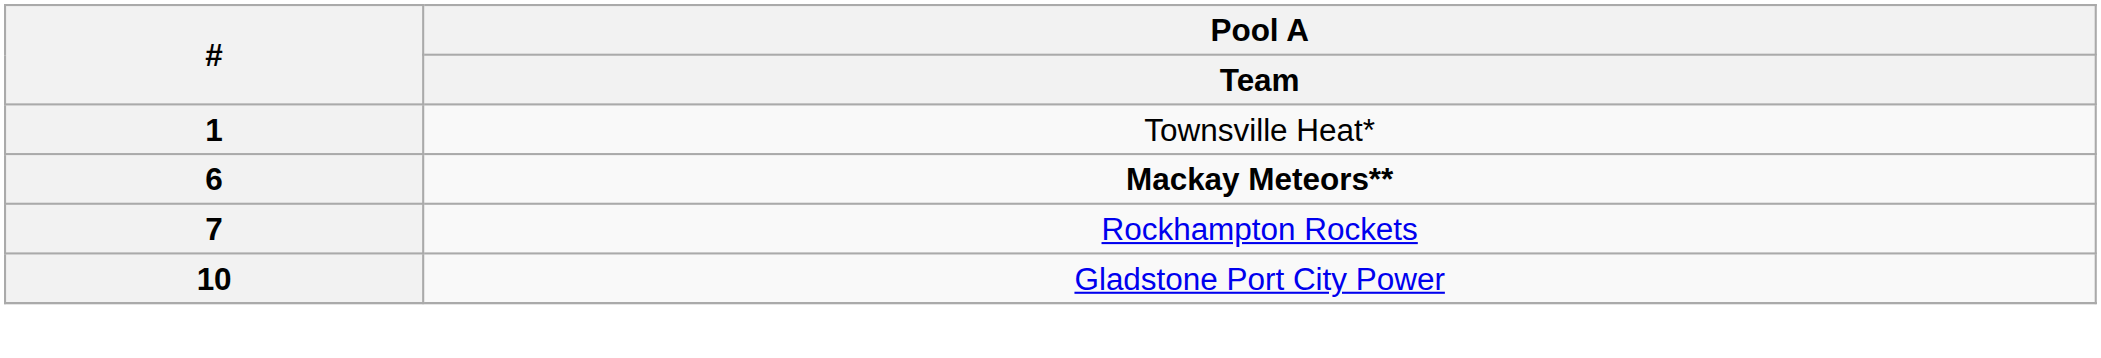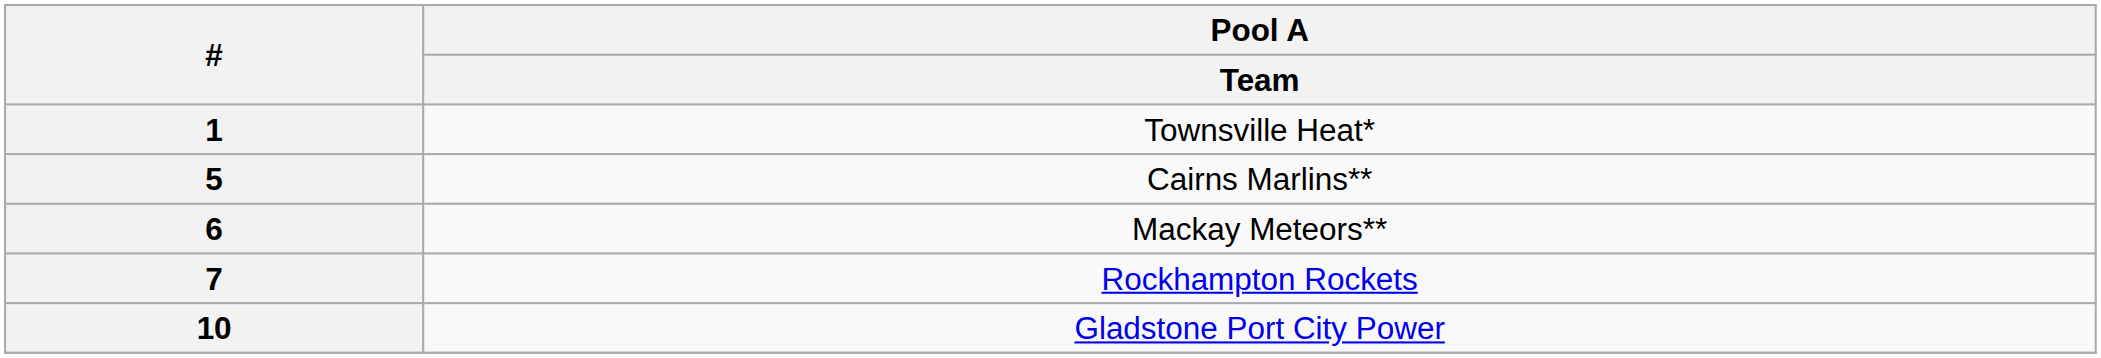+ row: (214, 180)
(1260, 180) bold -> (1260, 229) normal
